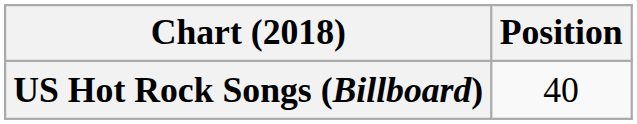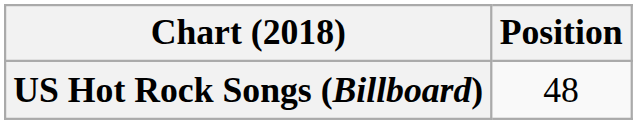(561, 89) 40 -> (561, 89) 48
